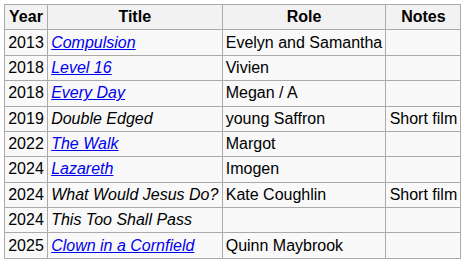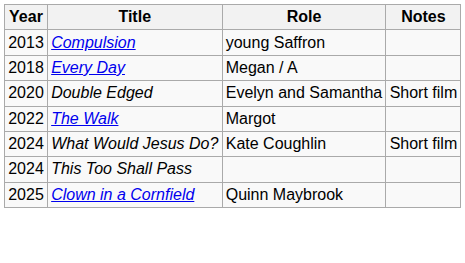(304, 42) Evelyn and Samantha -> (275, 42) young Saffron
- row: (81, 67)
(26, 118) 2019 -> (26, 93) 2020
(275, 118) young Saffron -> (304, 93) Evelyn and Samantha
- row: (82, 169)
